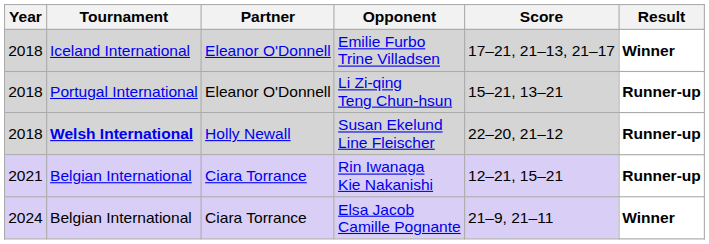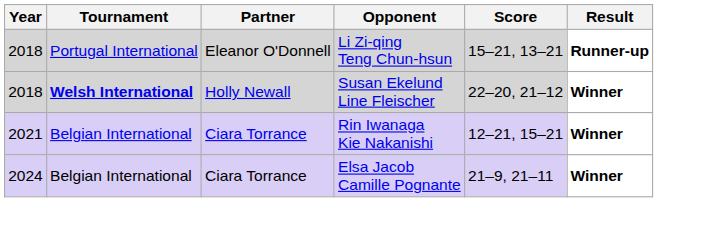- row: (389, 50)
(662, 134) Runner-up -> (597, 92) Winner
(662, 176) Runner-up -> (597, 134) Winner
